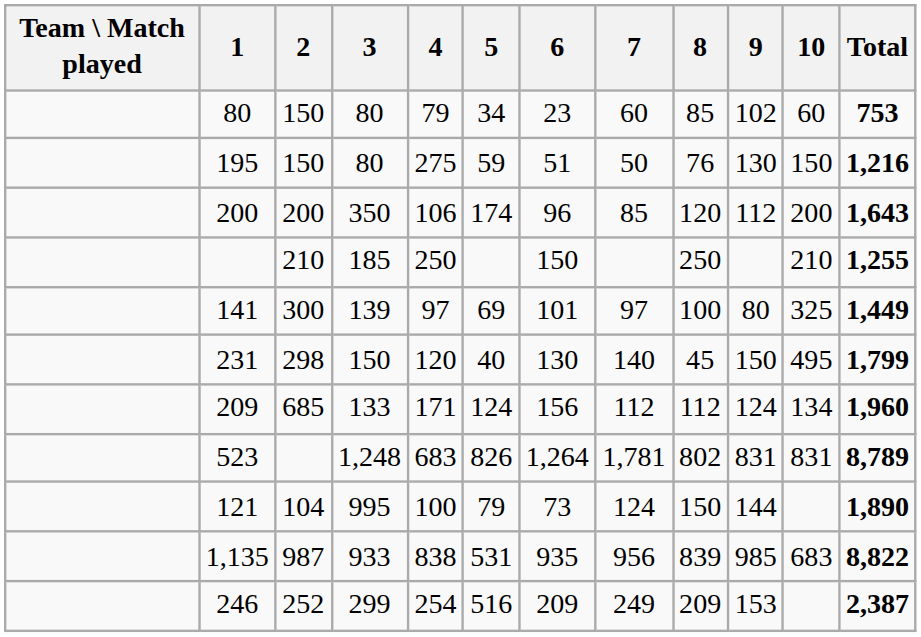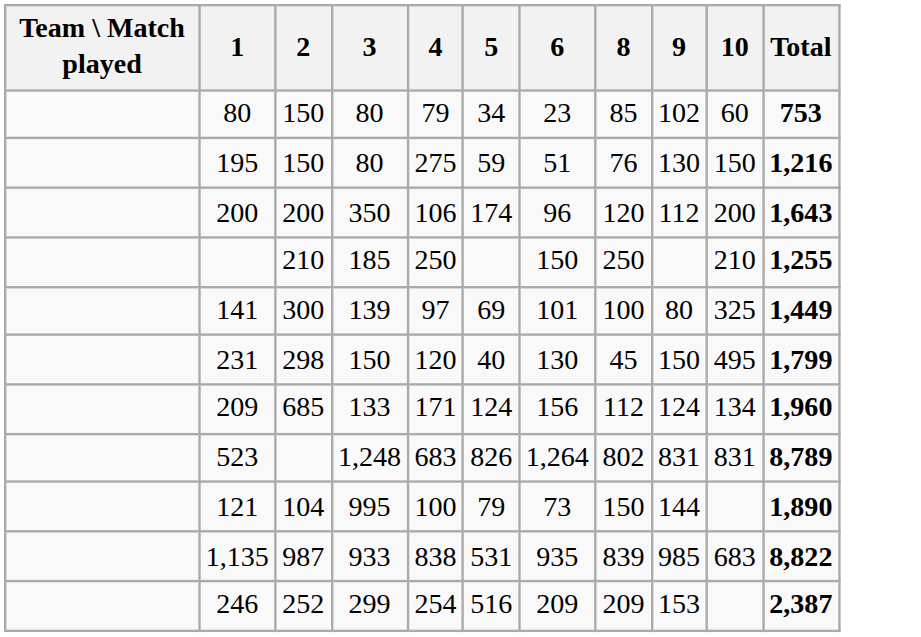- column: (634, 46)
